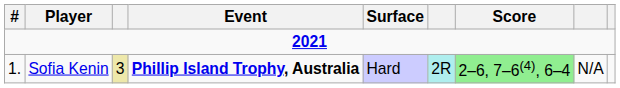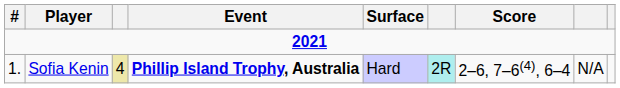(120, 68) 3 -> (120, 68) 4
(514, 68) lightgreen background -> (514, 68) no background
